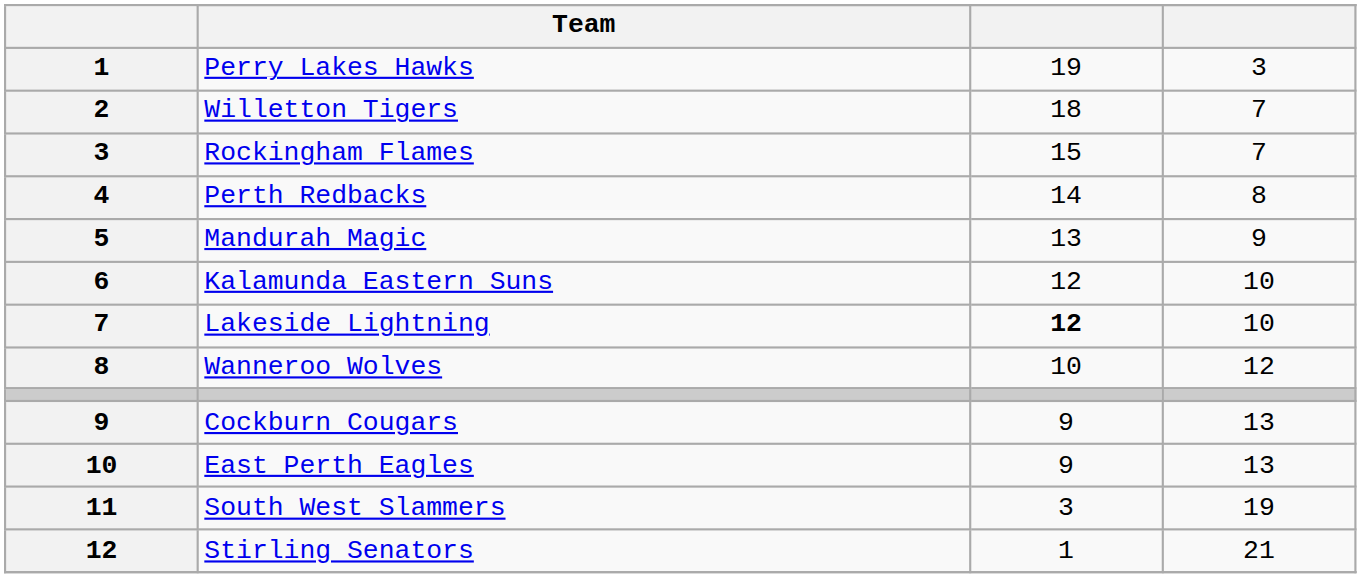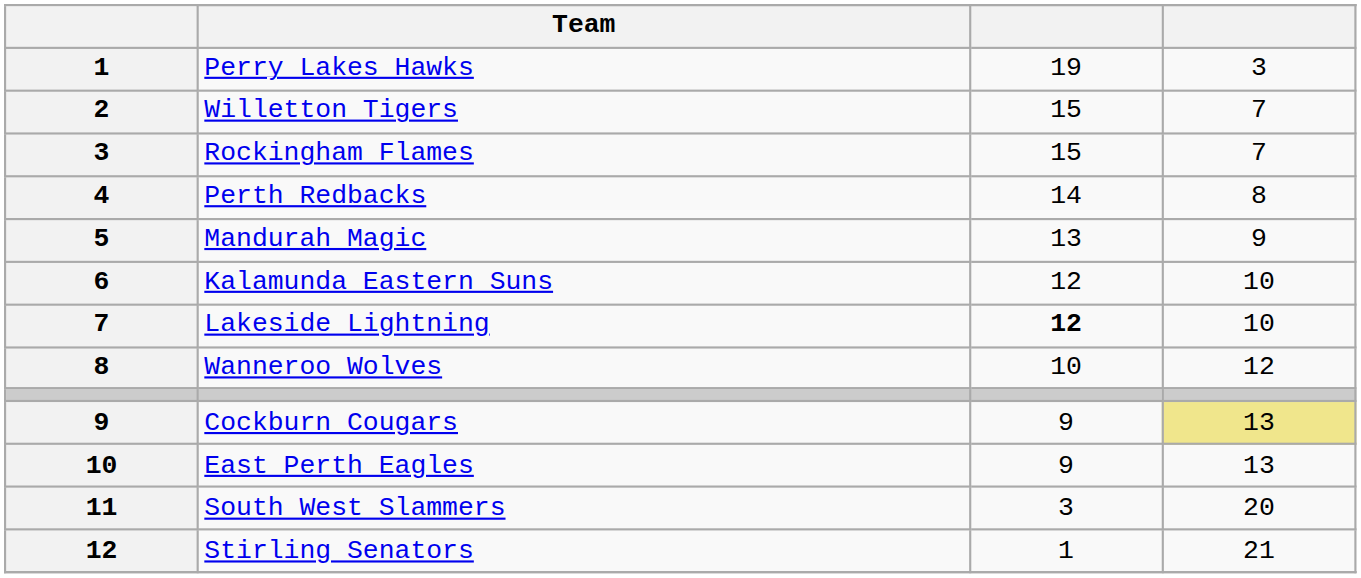(1066, 112) 18 -> (1066, 112) 15
(1259, 423) no background -> (1259, 423) khaki background
(1259, 509) 19 -> (1259, 509) 20
